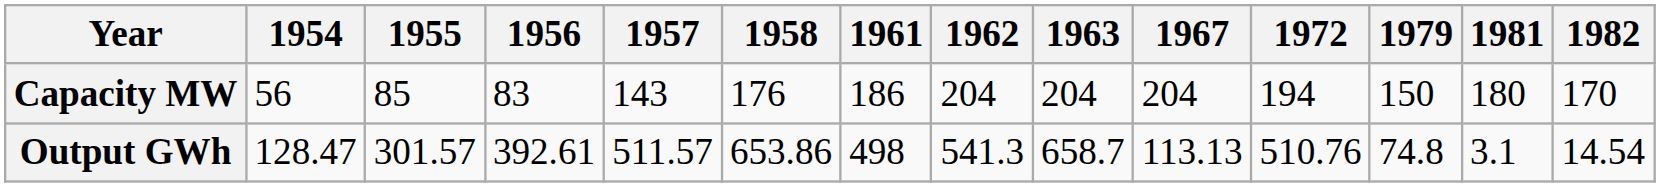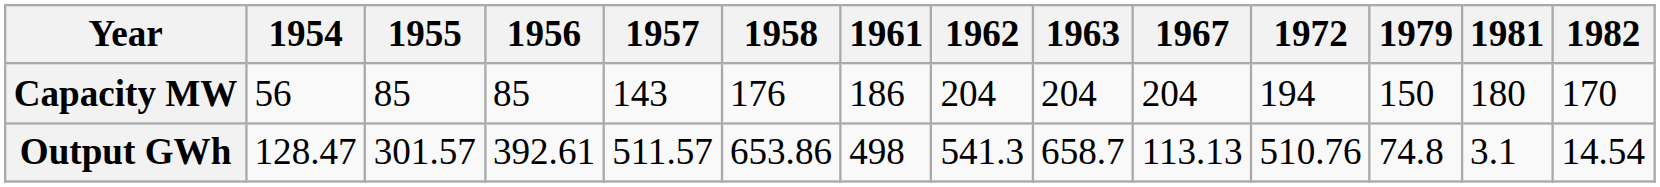(511, 92) 83 -> (511, 92) 85
